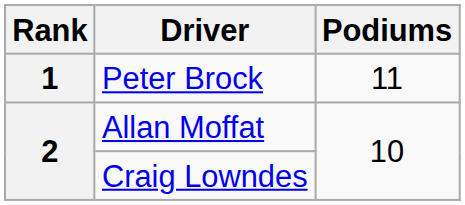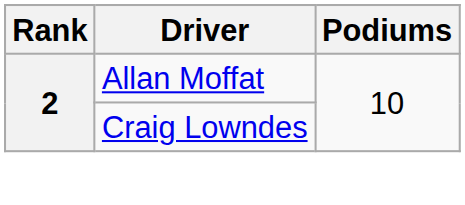- row: (182, 78)
